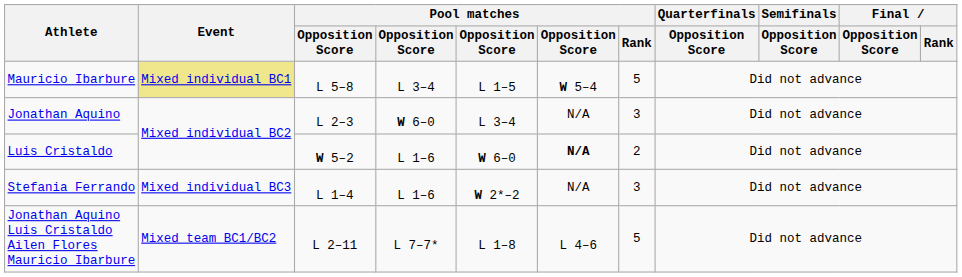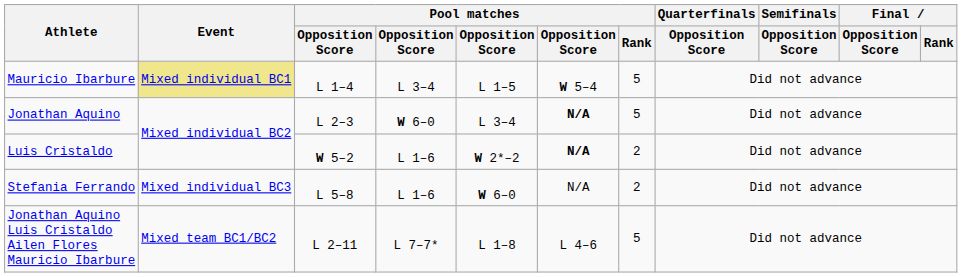(335, 87) L 5–8 -> (335, 87) L 1–4
(578, 115) normal -> (578, 115) bold
(637, 115) 3 -> (637, 115) 5
(497, 159) W 6–0 -> (497, 159) W 2*–2
(335, 195) L 1–4 -> (335, 195) L 5–8
(497, 195) W 2*–2 -> (497, 195) W 6–0
(637, 187) 3 -> (637, 187) 2
